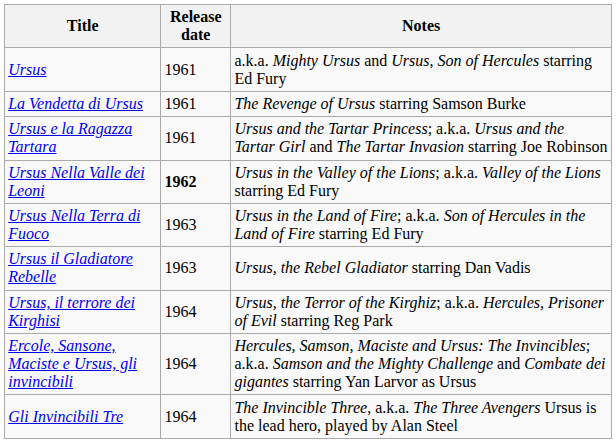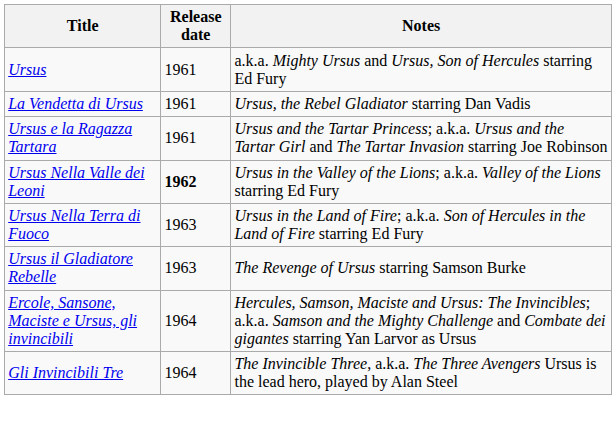(380, 103) The Revenge of Ursus starring Samson Burke -> (382, 103) Ursus, the Rebel Gladiator starring Dan Vadis
(382, 268) Ursus, the Rebel Gladiator starring Dan Vadis -> (380, 268) The Revenge of Ursus starring Samson Burke
- row: (72, 311)
